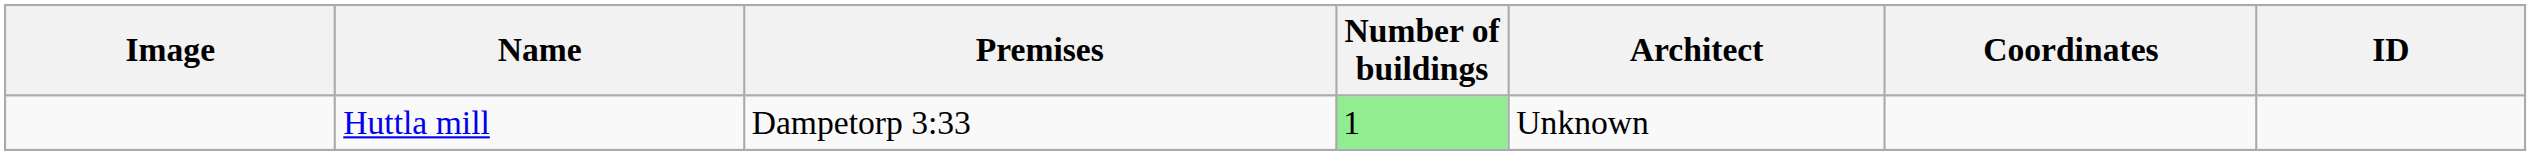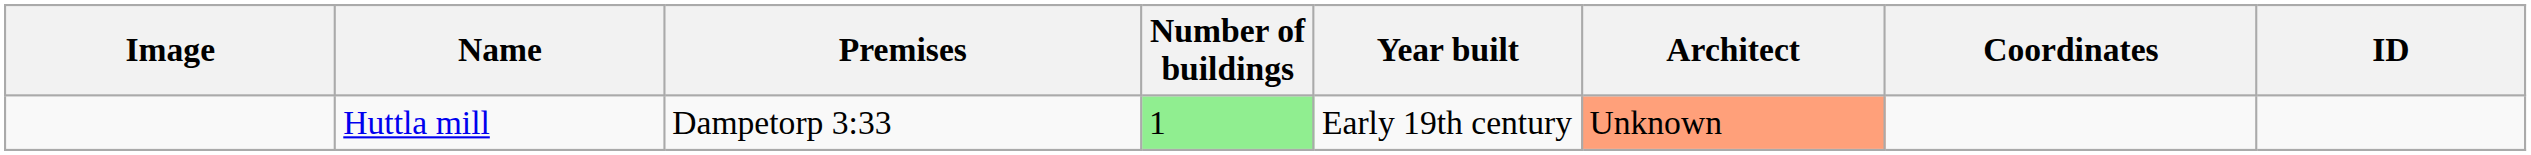+ column: (1448, 50)
(1583, 122) no background -> (1656, 122) lightsalmon background
